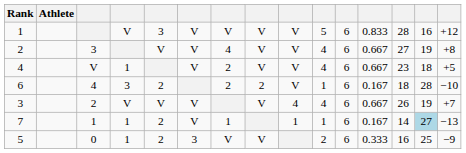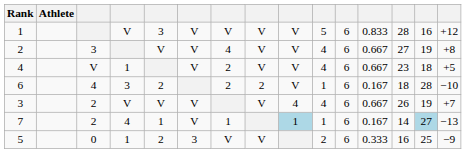(94, 121) 1 -> (94, 121) 2
(127, 121) 1 -> (127, 121) 4
(161, 121) 2 -> (161, 121) 1
(295, 121) no background -> (295, 121) lightblue background
